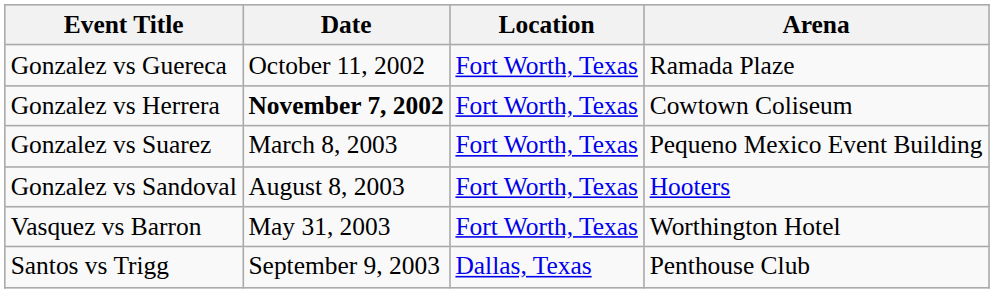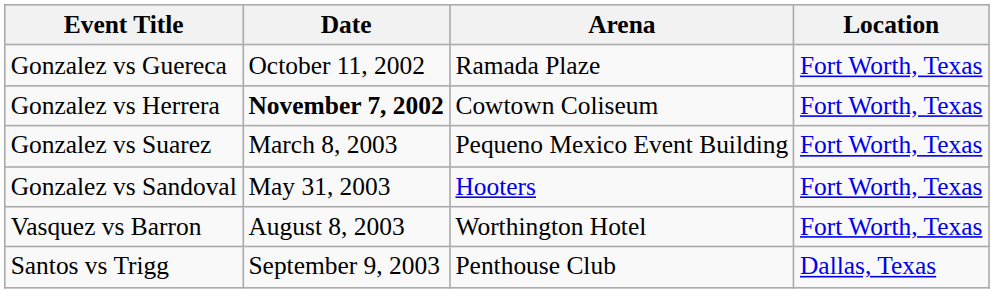columns swapped: (816, 24) <-> (547, 24)
(327, 186) August 8, 2003 -> (319, 186) May 31, 2003
(319, 226) May 31, 2003 -> (327, 226) August 8, 2003
